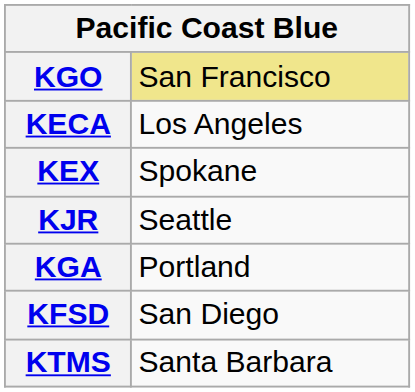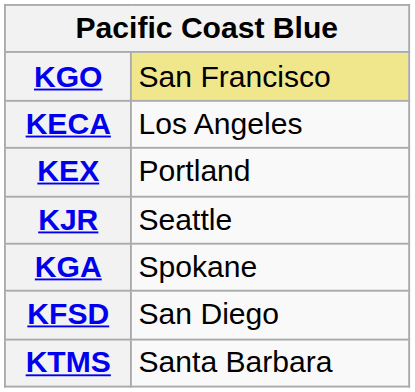(198, 171) Spokane -> (195, 171) Portland
(195, 266) Portland -> (198, 266) Spokane
